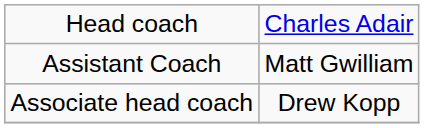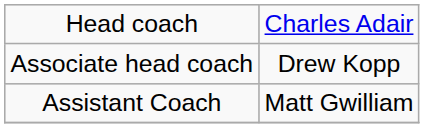rows swapped: (132, 102) <-> (132, 63)
